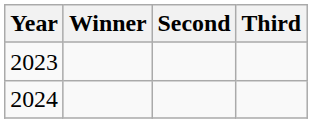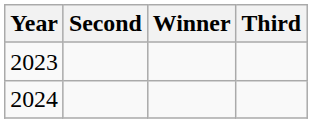columns swapped: (108, 23) <-> (194, 23)
